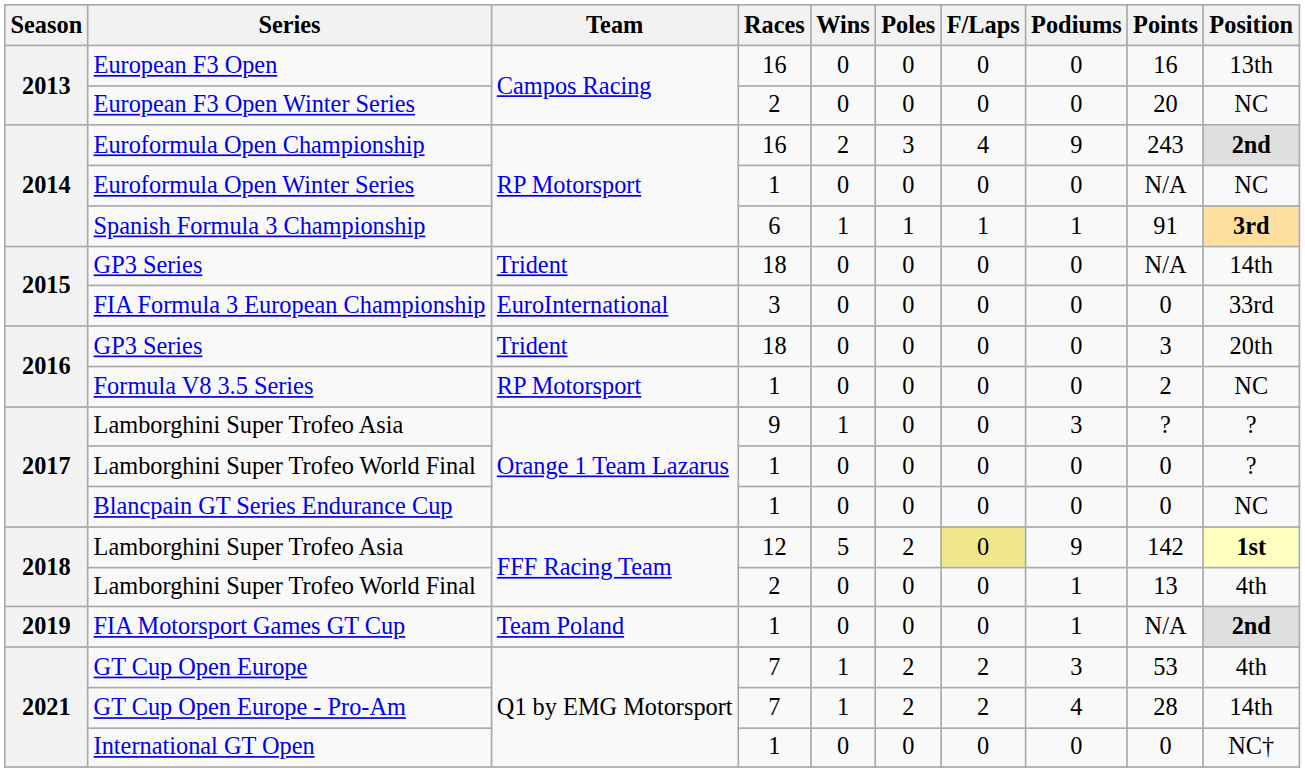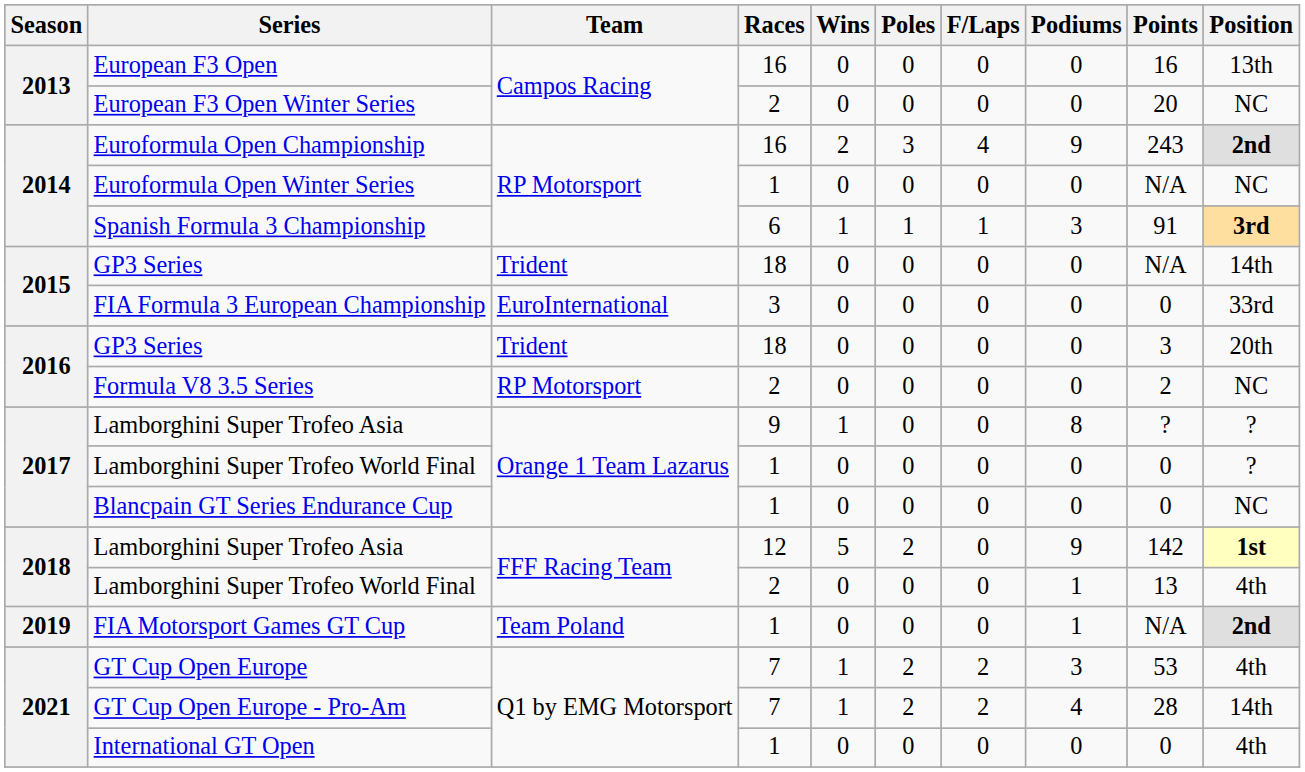(1076, 225) 1 -> (1076, 225) 3
(774, 386) 1 -> (774, 386) 2
(1076, 426) 3 -> (1076, 426) 8
(983, 546) khaki background -> (983, 546) no background
(1251, 747) NC† -> (1251, 747) 4th
